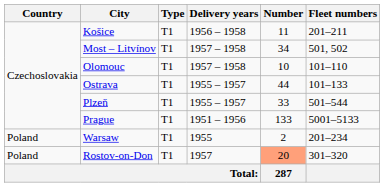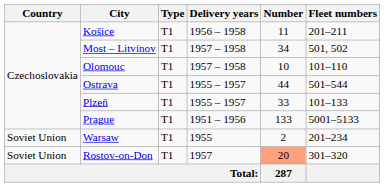(328, 84) 101–133 -> (328, 84) 501–544
(328, 102) 501–544 -> (328, 102) 101–133
(22, 137) Poland -> (37, 137) Soviet Union
(22, 155) Poland -> (37, 155) Soviet Union
